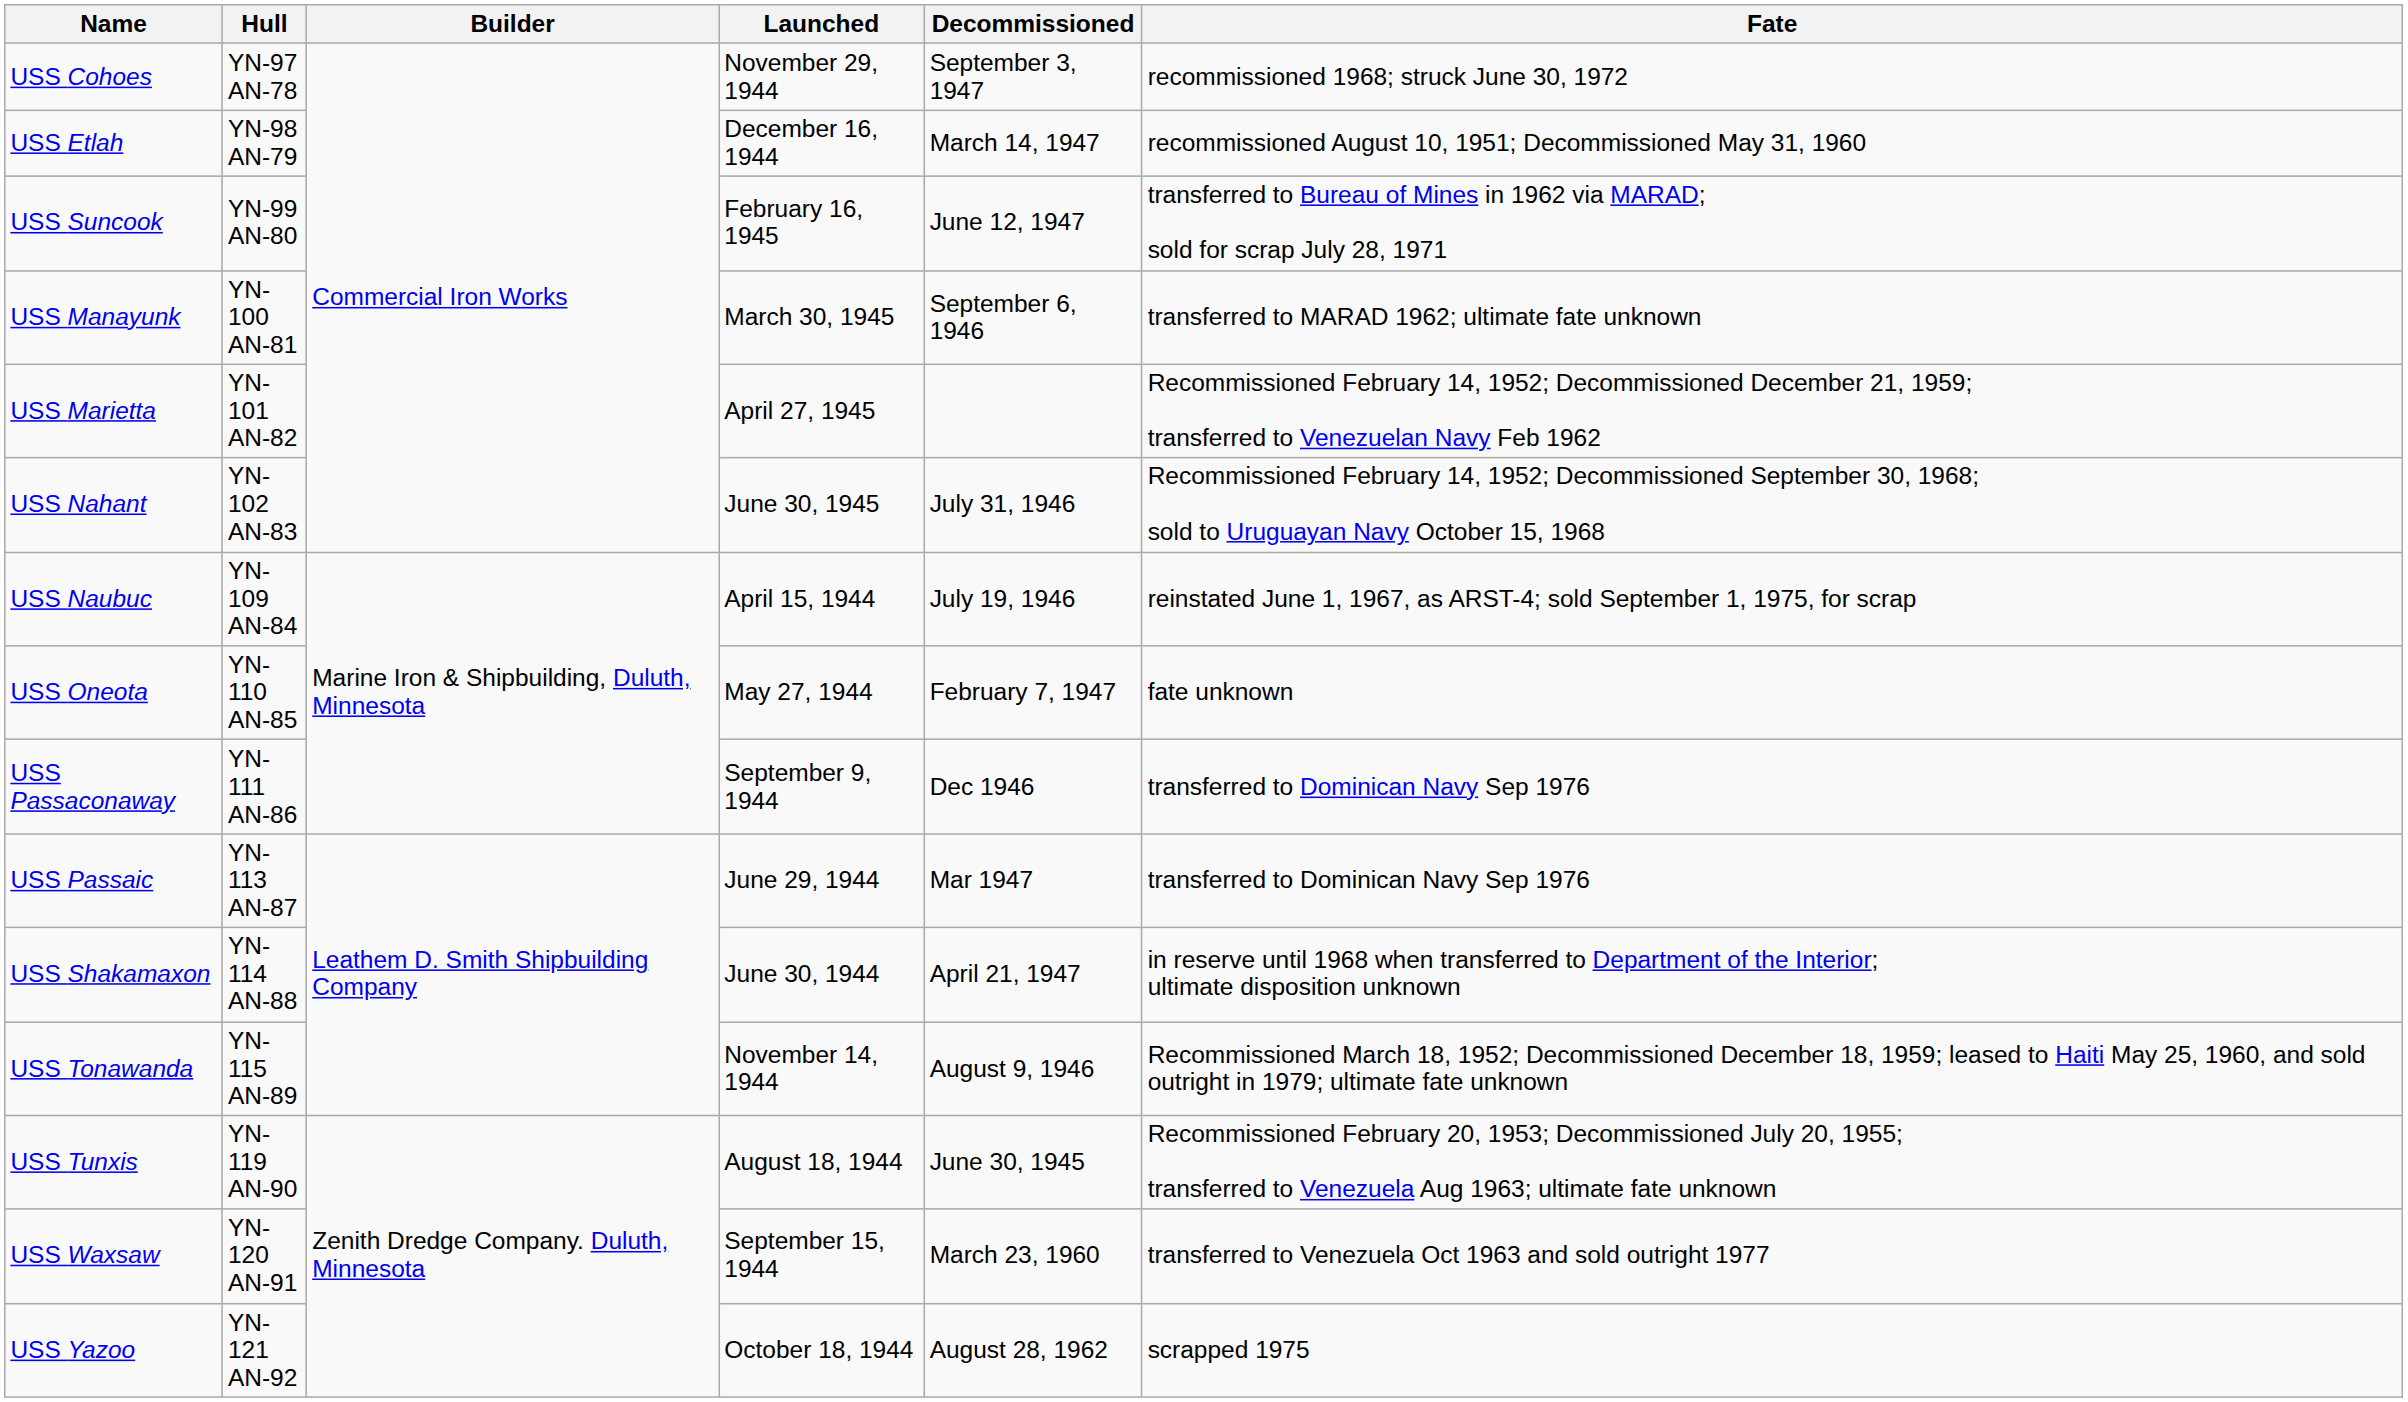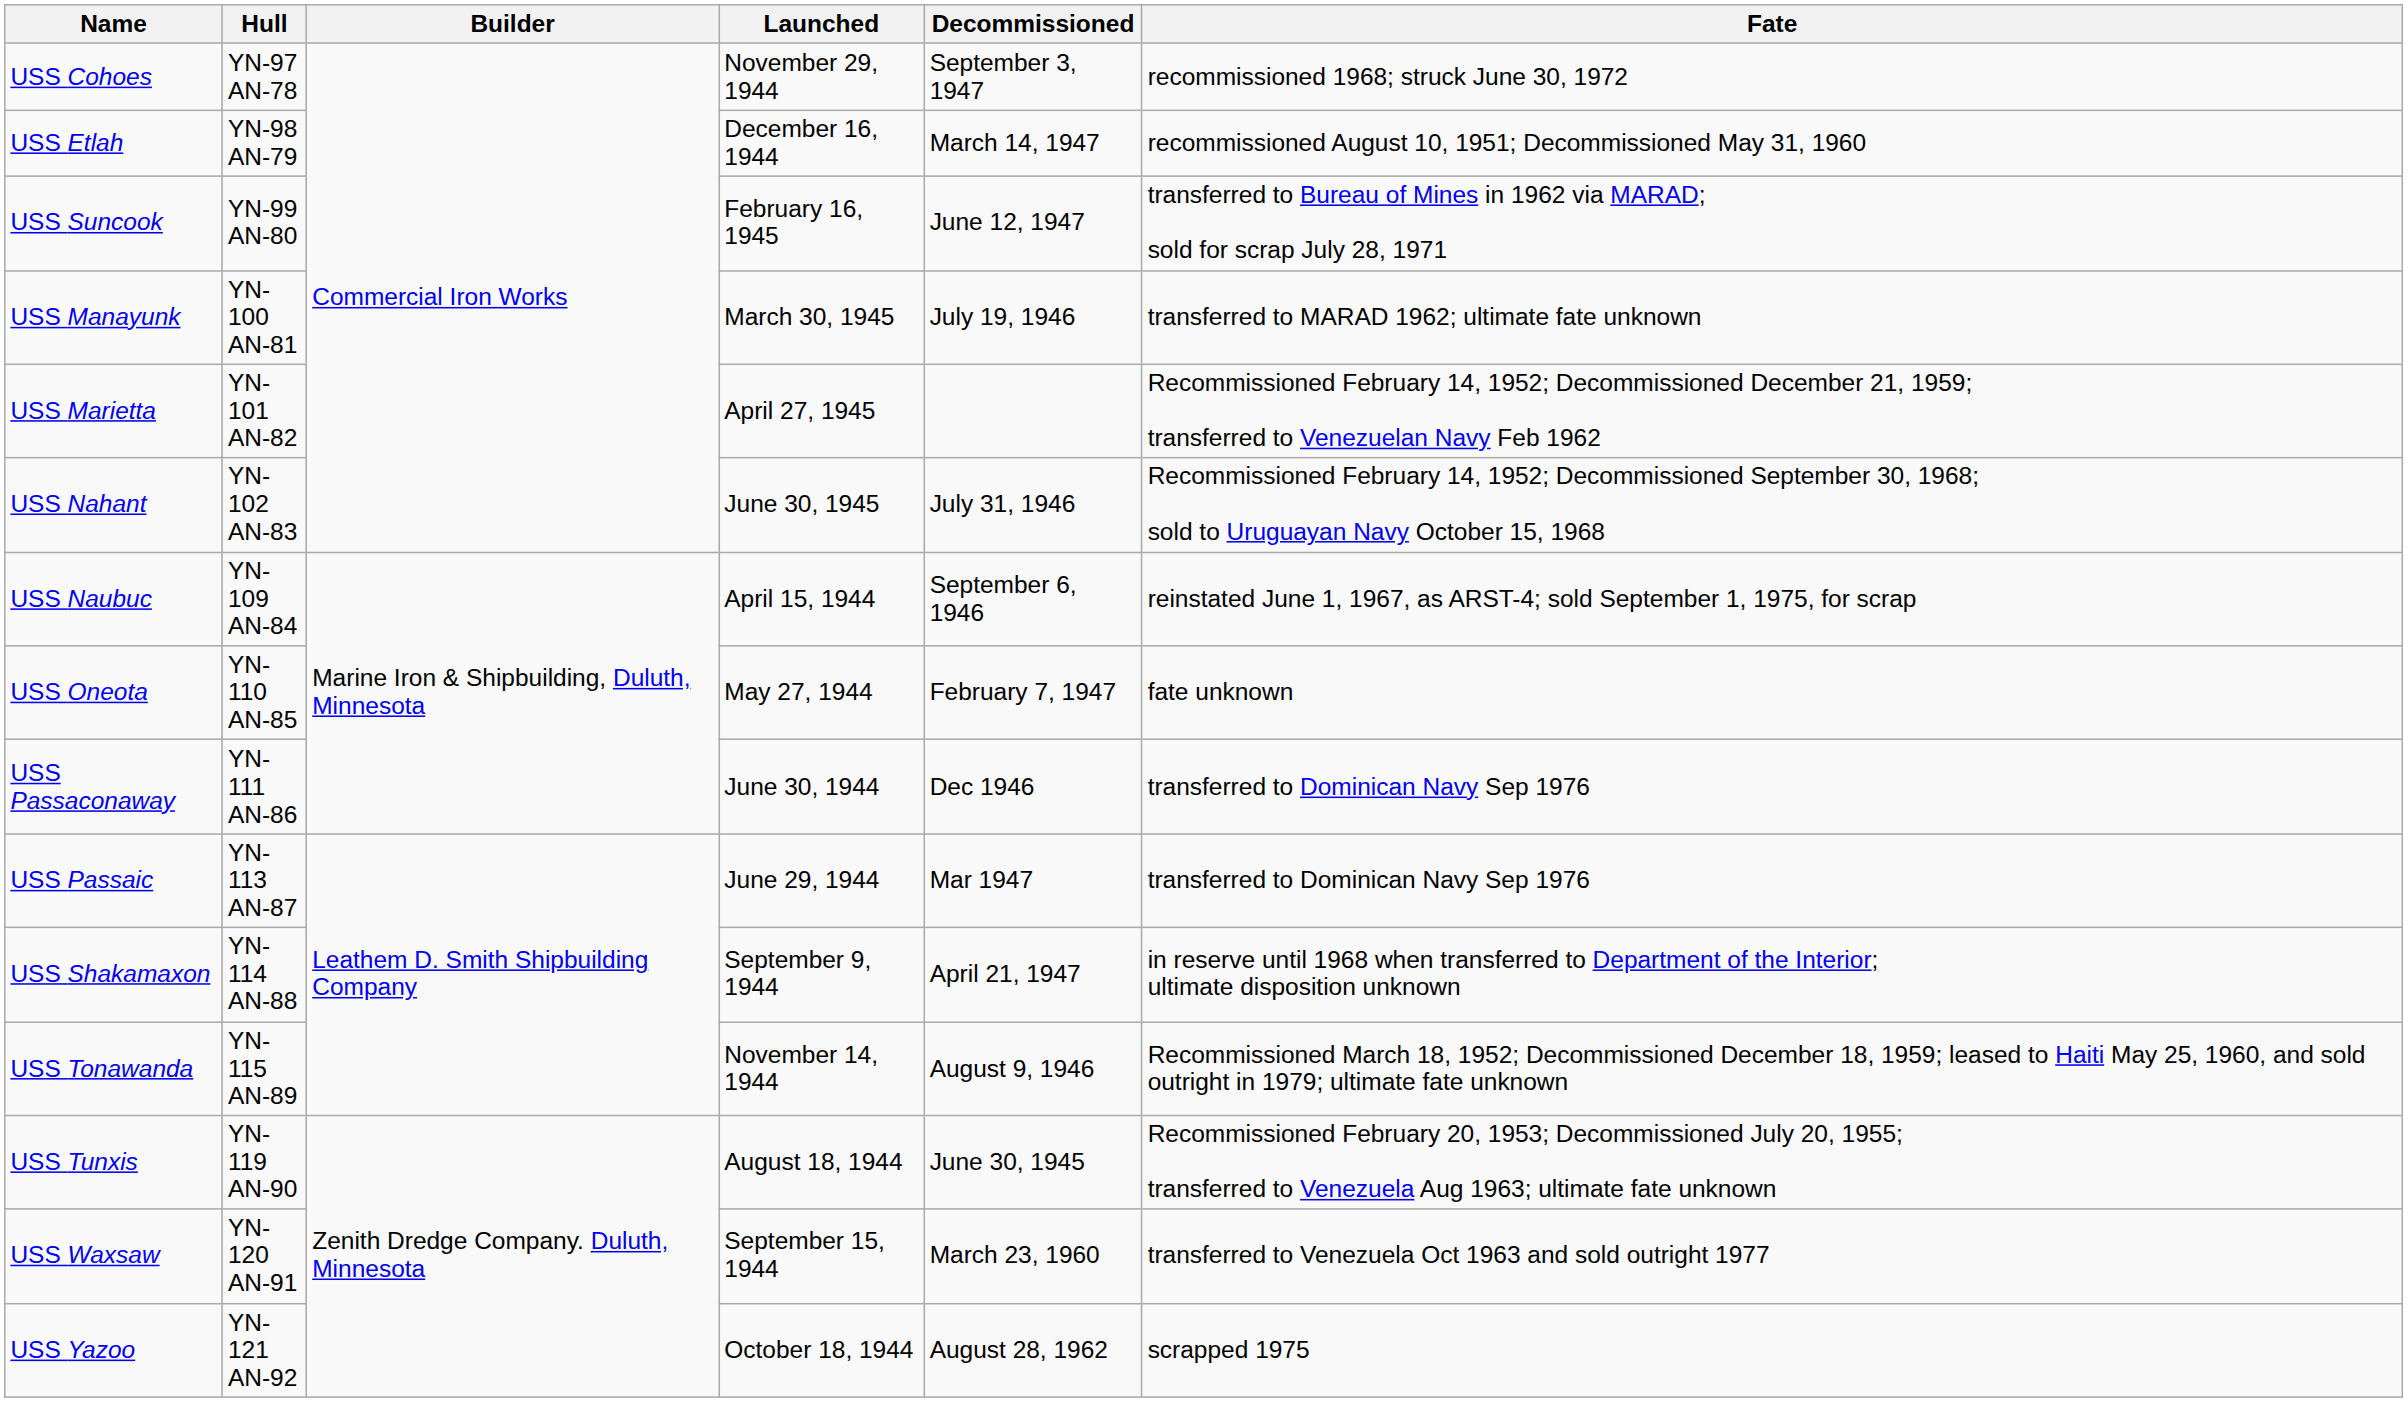(1003, 316) September 6, 1946 -> (1002, 316) July 19, 1946
(1002, 598) July 19, 1946 -> (1003, 598) September 6, 1946
(798, 786) September 9, 1944 -> (802, 786) June 30, 1944
(802, 974) June 30, 1944 -> (798, 974) September 9, 1944
